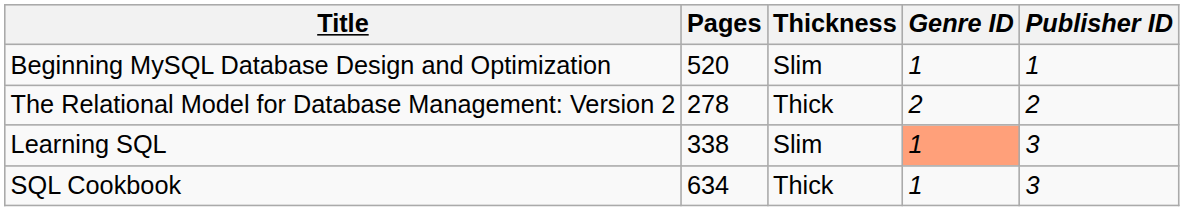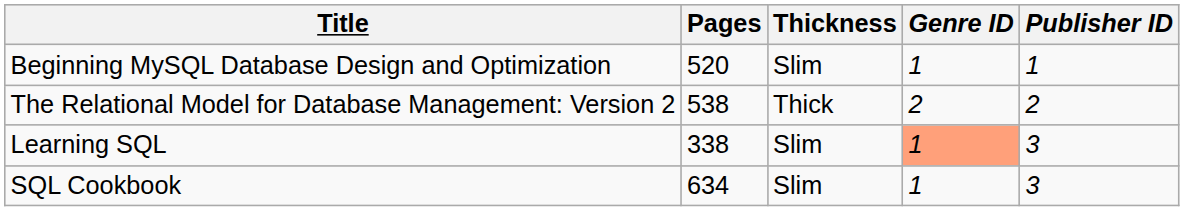(708, 104) 278 -> (708, 104) 538
(803, 184) Thick -> (798, 184) Slim
